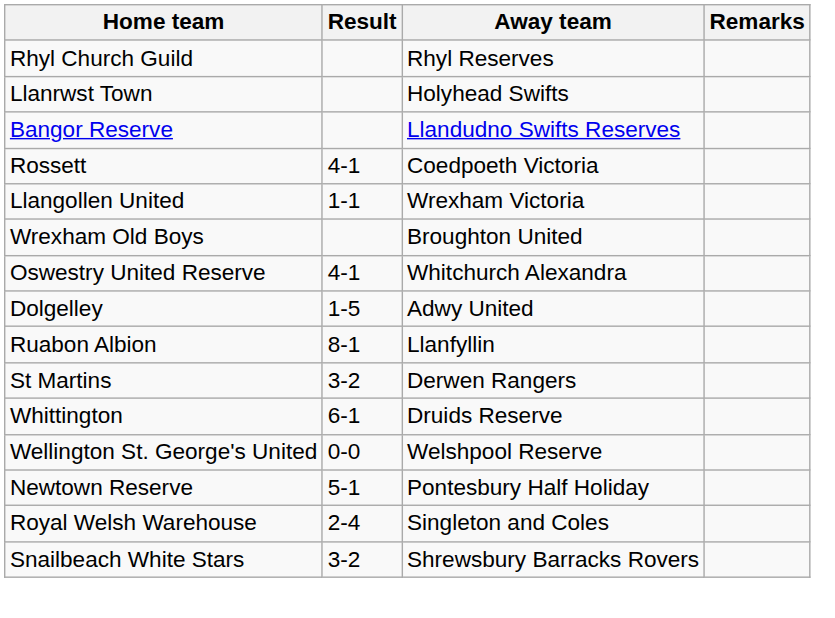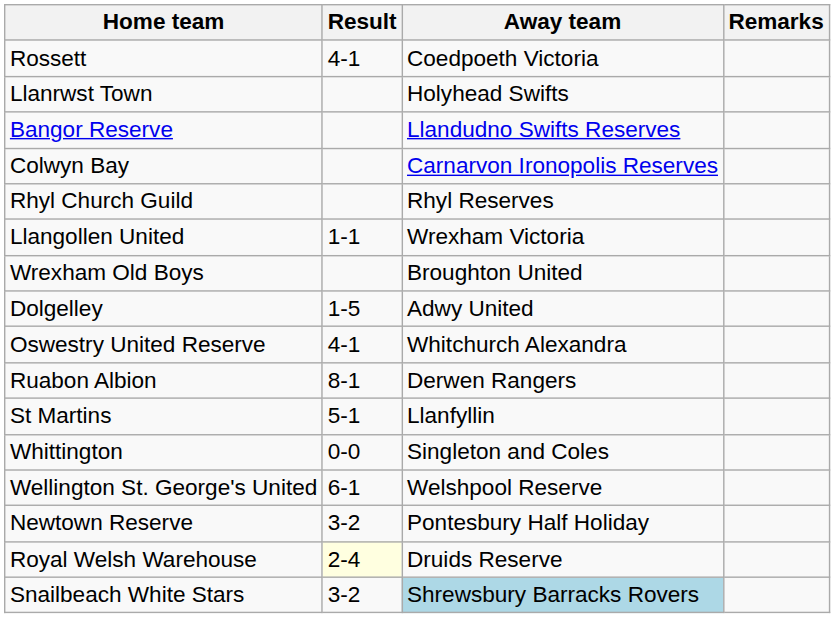rows swapped: (101, 58) <-> (48, 165)
+ row: (69, 165)
rows swapped: (56, 308) <-> (138, 272)
(451, 344) Llanfyllin -> (492, 380) Derwen Rangers
(344, 380) 3-2 -> (344, 415) 5-1
(492, 380) Derwen Rangers -> (451, 415) Llanfyllin
(344, 415) 6-1 -> (344, 451) 0-0
(485, 415) Druids Reserve -> (508, 451) Singleton and Coles
(344, 451) 0-0 -> (344, 487) 6-1
(344, 487) 5-1 -> (344, 523) 3-2
(344, 523) no background -> (344, 559) lightyellow background
(508, 523) Singleton and Coles -> (485, 559) Druids Reserve
(553, 559) no background -> (553, 594) lightblue background
